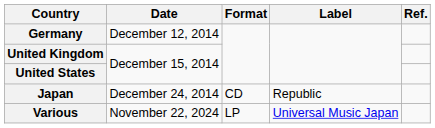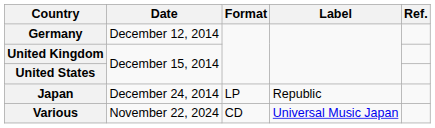(234, 93) CD -> (232, 93) LP
(232, 113) LP -> (234, 113) CD
